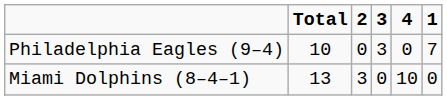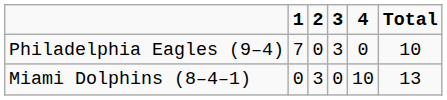columns swapped: (432, 20) <-> (320, 20)
